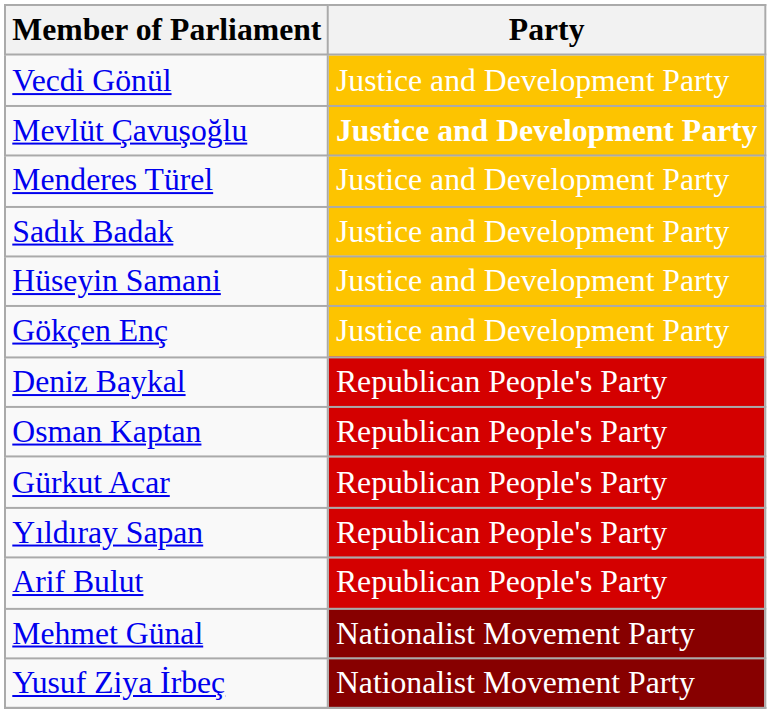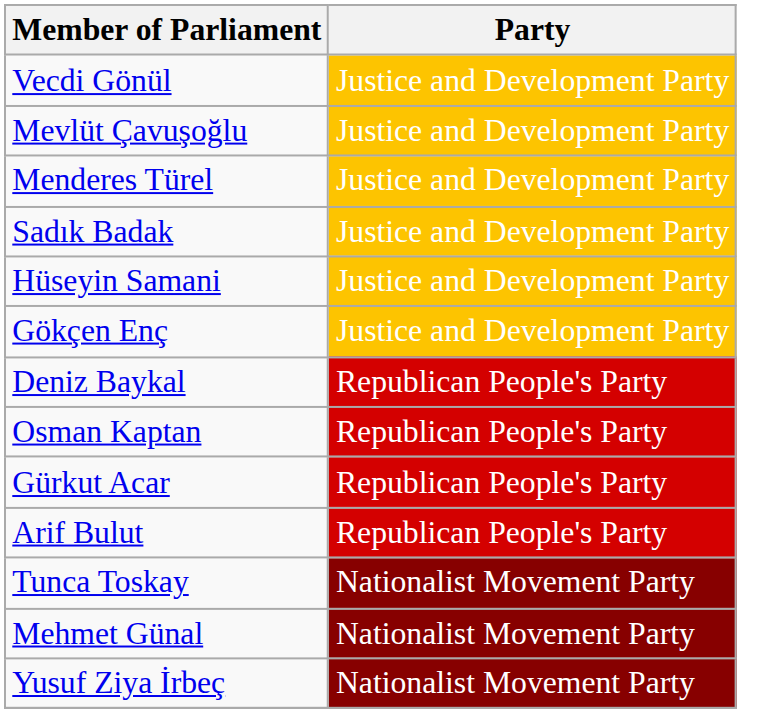(547, 130) bold -> (533, 130) normal
- row: (108, 532)
+ row: (101, 582)
